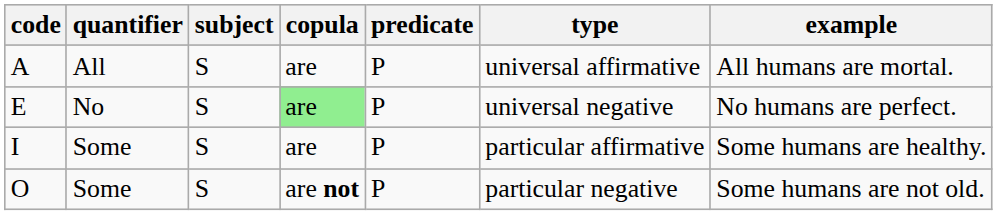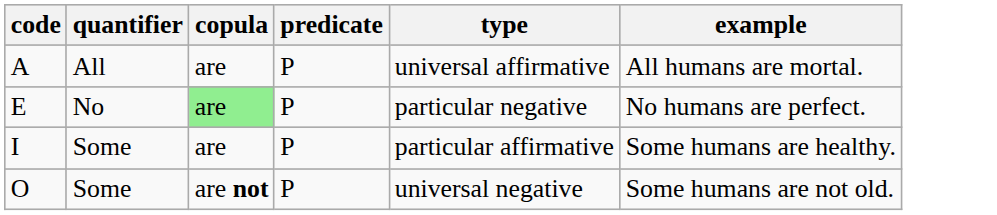- column: (234, 24)
(579, 106) universal negative -> (491, 106) particular negative
(582, 188) particular negative -> (489, 188) universal negative
